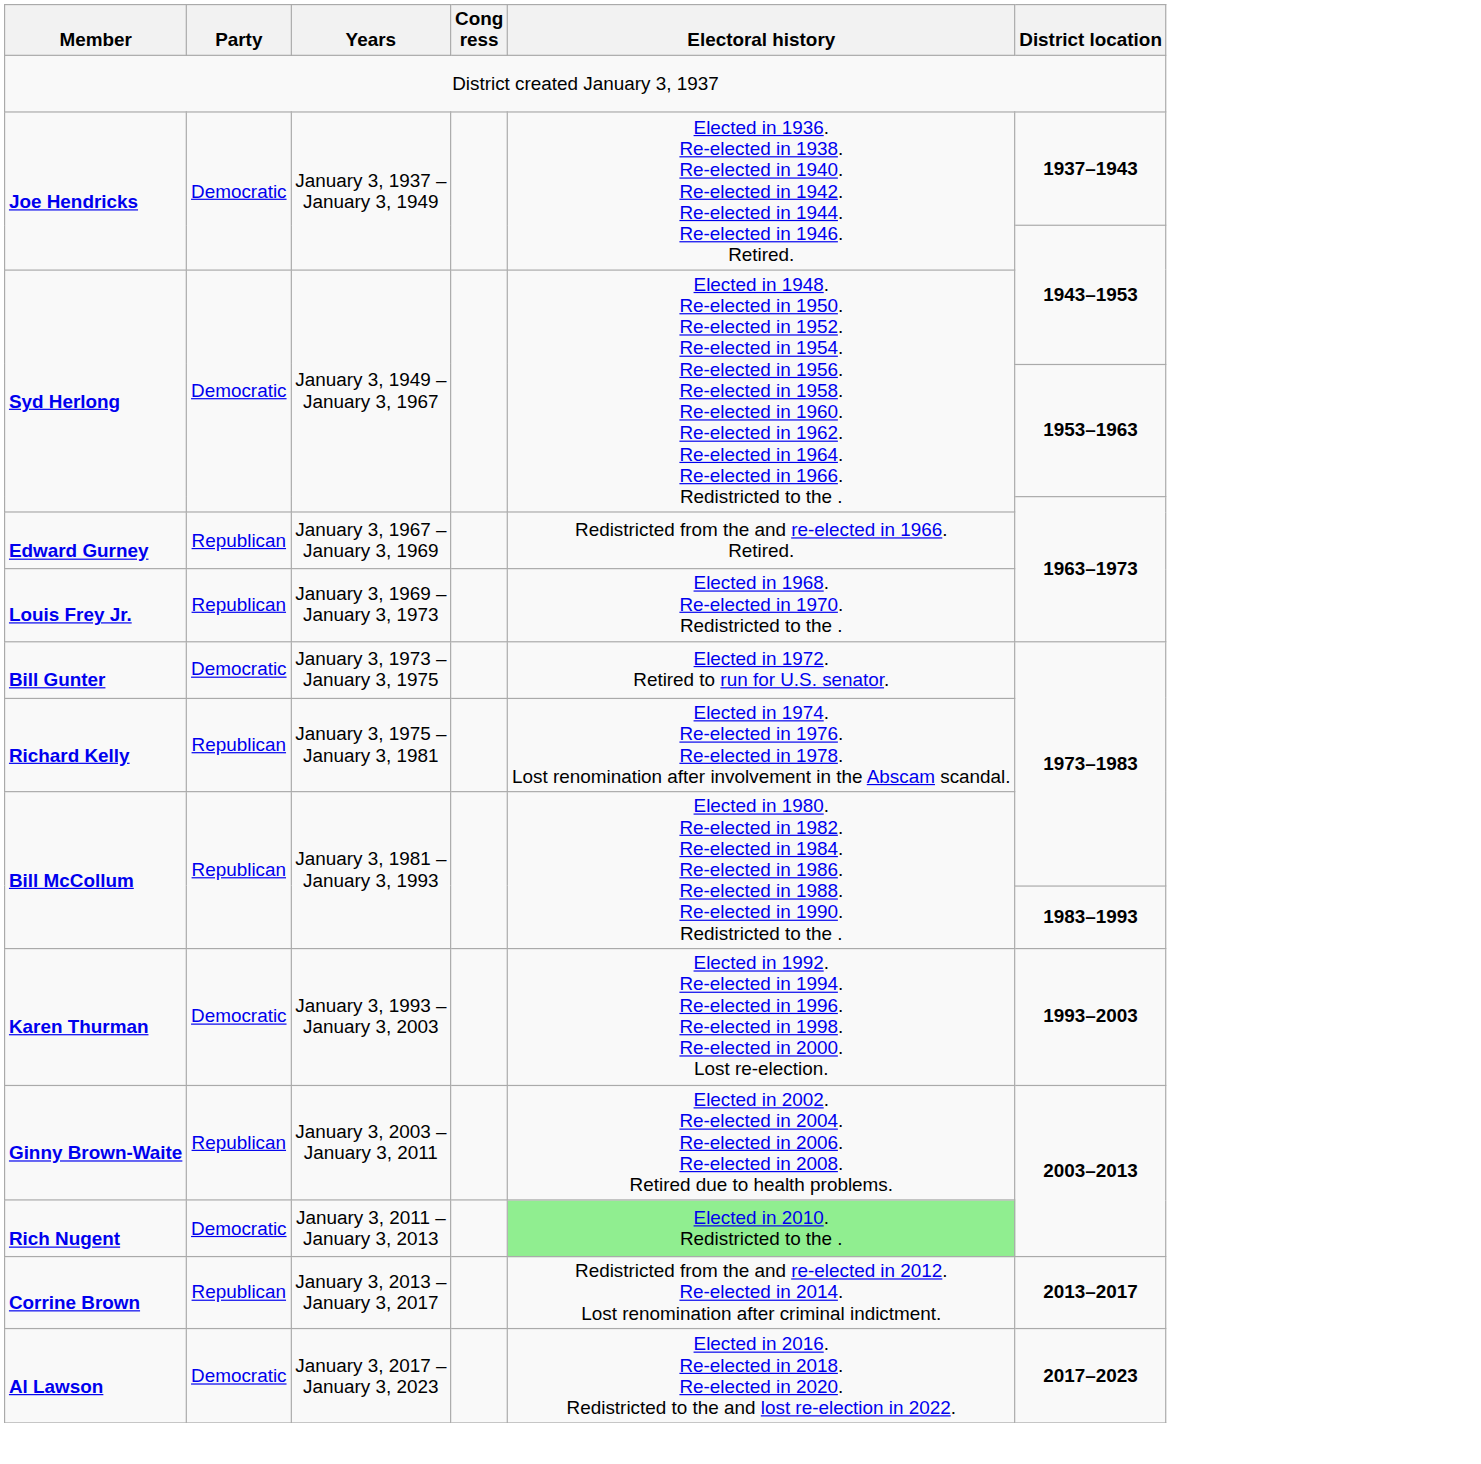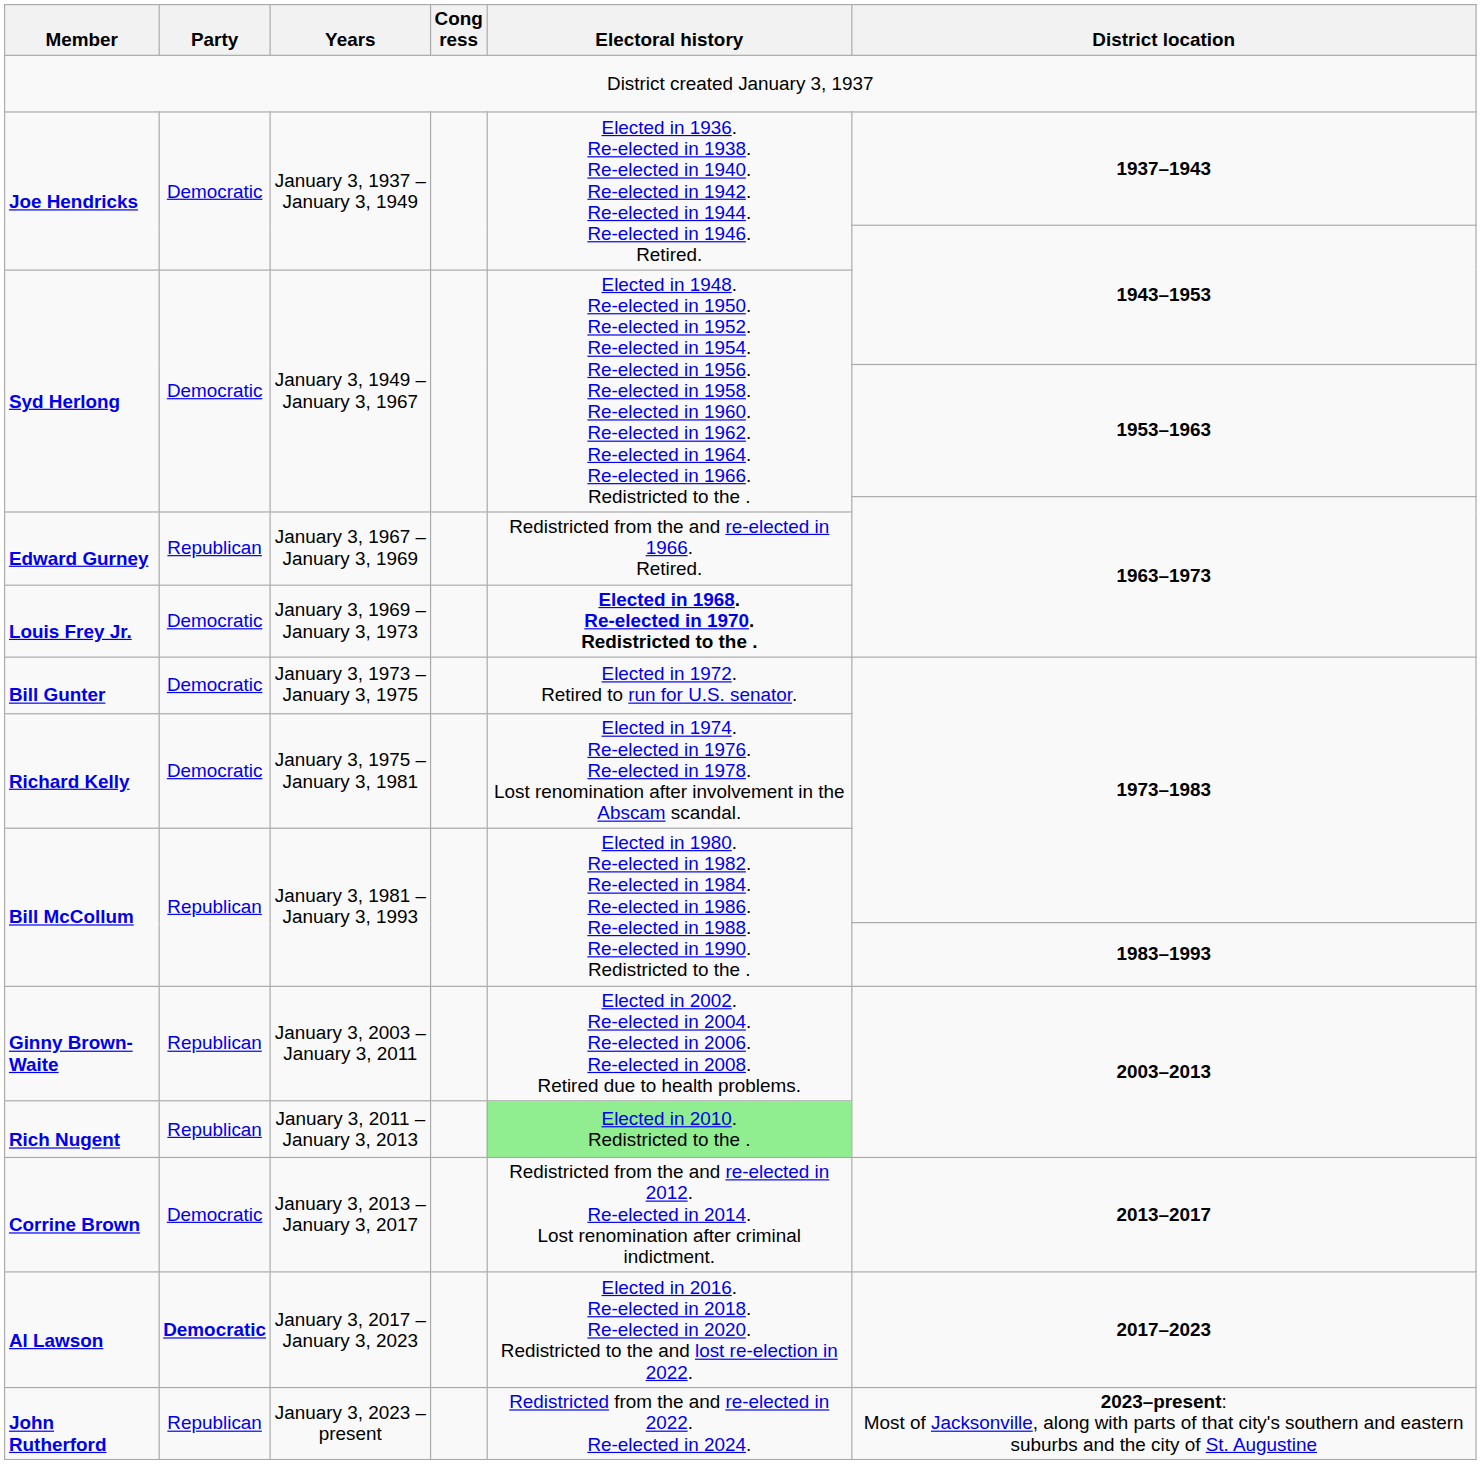(239, 604) Republican -> (215, 620) Democratic
(761, 604) normal -> (669, 620) bold
(239, 744) Republican -> (215, 770) Democratic
- row: (79, 1027)
(239, 1228) Democratic -> (215, 1129) Republican
(239, 1292) Republican -> (215, 1214) Democratic
(239, 1375) normal -> (215, 1329) bold
+ row: (58, 1433)
